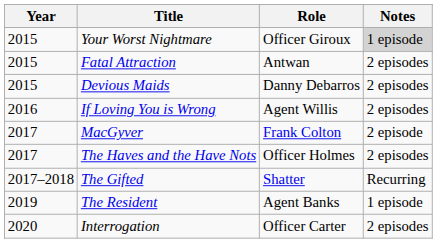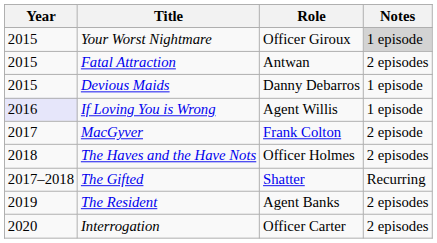(398, 86) 2 episodes -> (395, 86) 1 episode
(23, 109) no background -> (23, 109) lavender background
(398, 109) 2 episodes -> (395, 109) 1 episode
(23, 156) 2017 -> (23, 156) 2018
(395, 202) 1 episode -> (398, 202) 2 episodes
